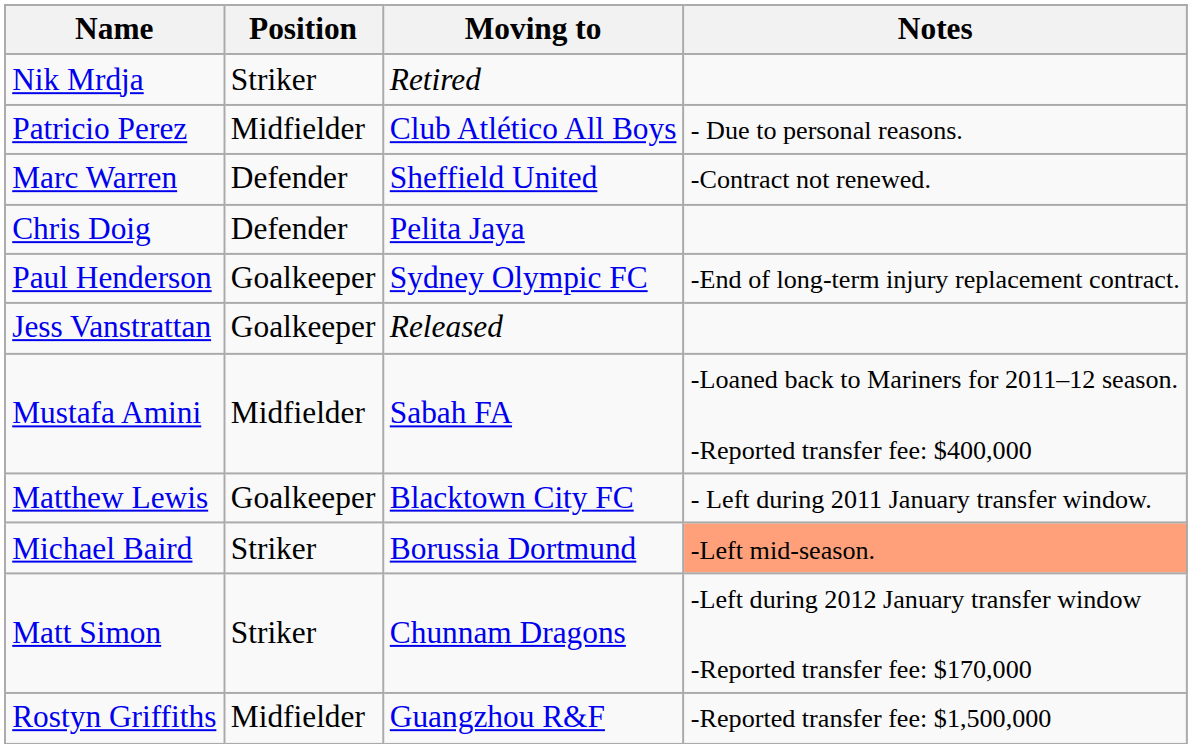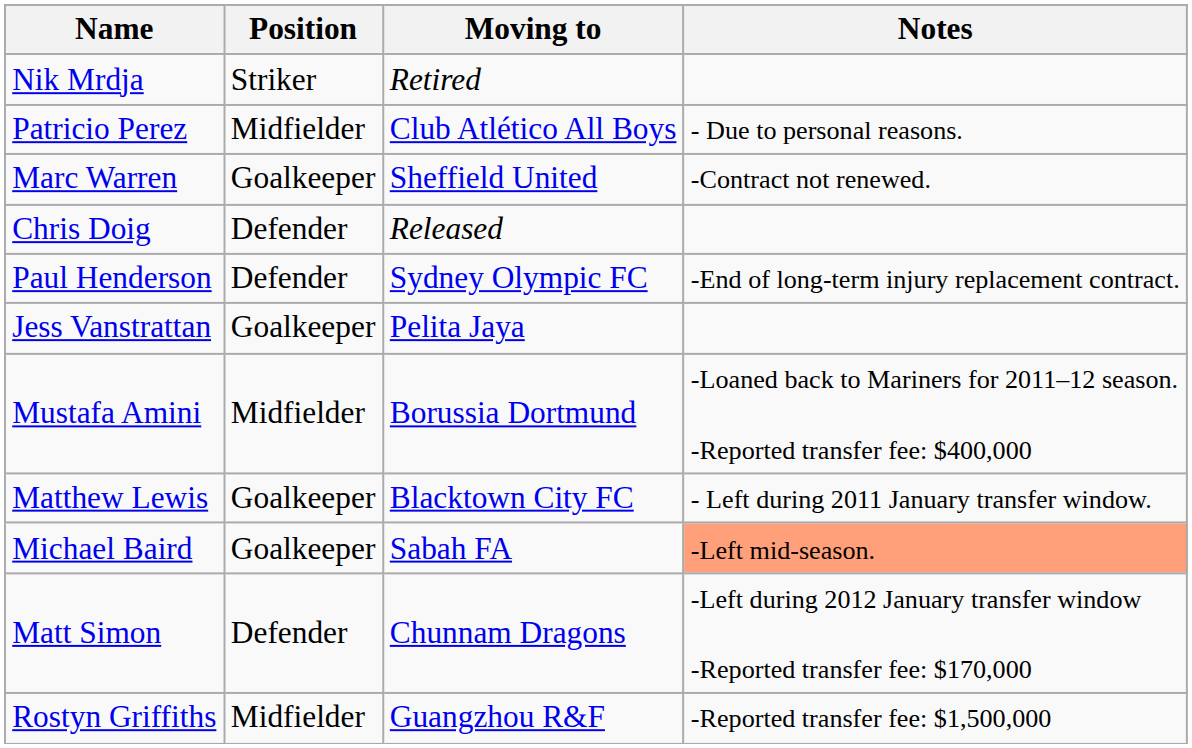(289, 178) Defender -> (303, 178) Goalkeeper
(457, 228) Pelita Jaya -> (446, 228) Released
(303, 278) Goalkeeper -> (289, 278) Defender
(446, 327) Released -> (457, 327) Pelita Jaya
(451, 412) Sabah FA -> (513, 412) Borussia Dortmund
(273, 547) Striker -> (303, 547) Goalkeeper
(513, 547) Borussia Dortmund -> (451, 547) Sabah FA
(273, 632) Striker -> (289, 632) Defender
